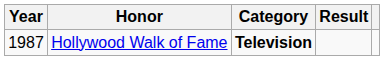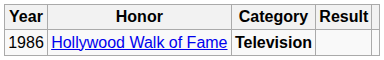(26, 42) 1987 -> (26, 42) 1986
